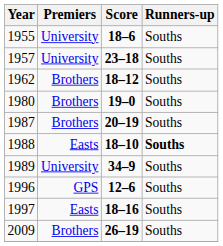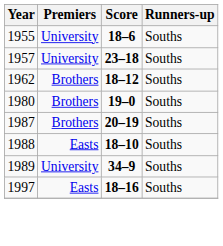(165, 144) bold -> (164, 144) normal
- row: (21, 187)
- row: (21, 230)
